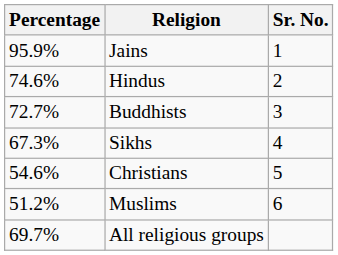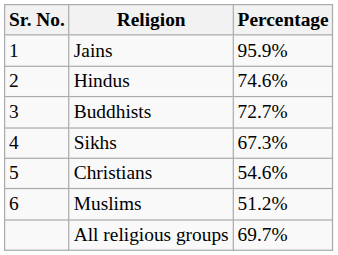columns swapped: (301, 19) <-> (55, 19)
